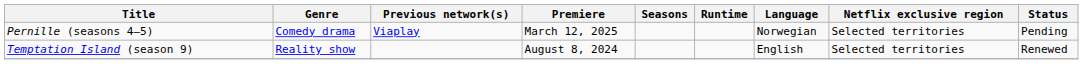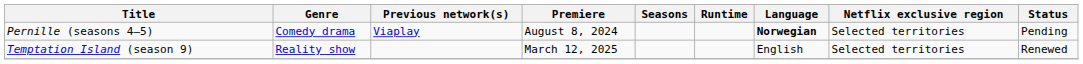(571, 31) March 12, 2025 -> (571, 31) August 8, 2024
(787, 31) normal -> (787, 31) bold
(571, 49) August 8, 2024 -> (571, 49) March 12, 2025
